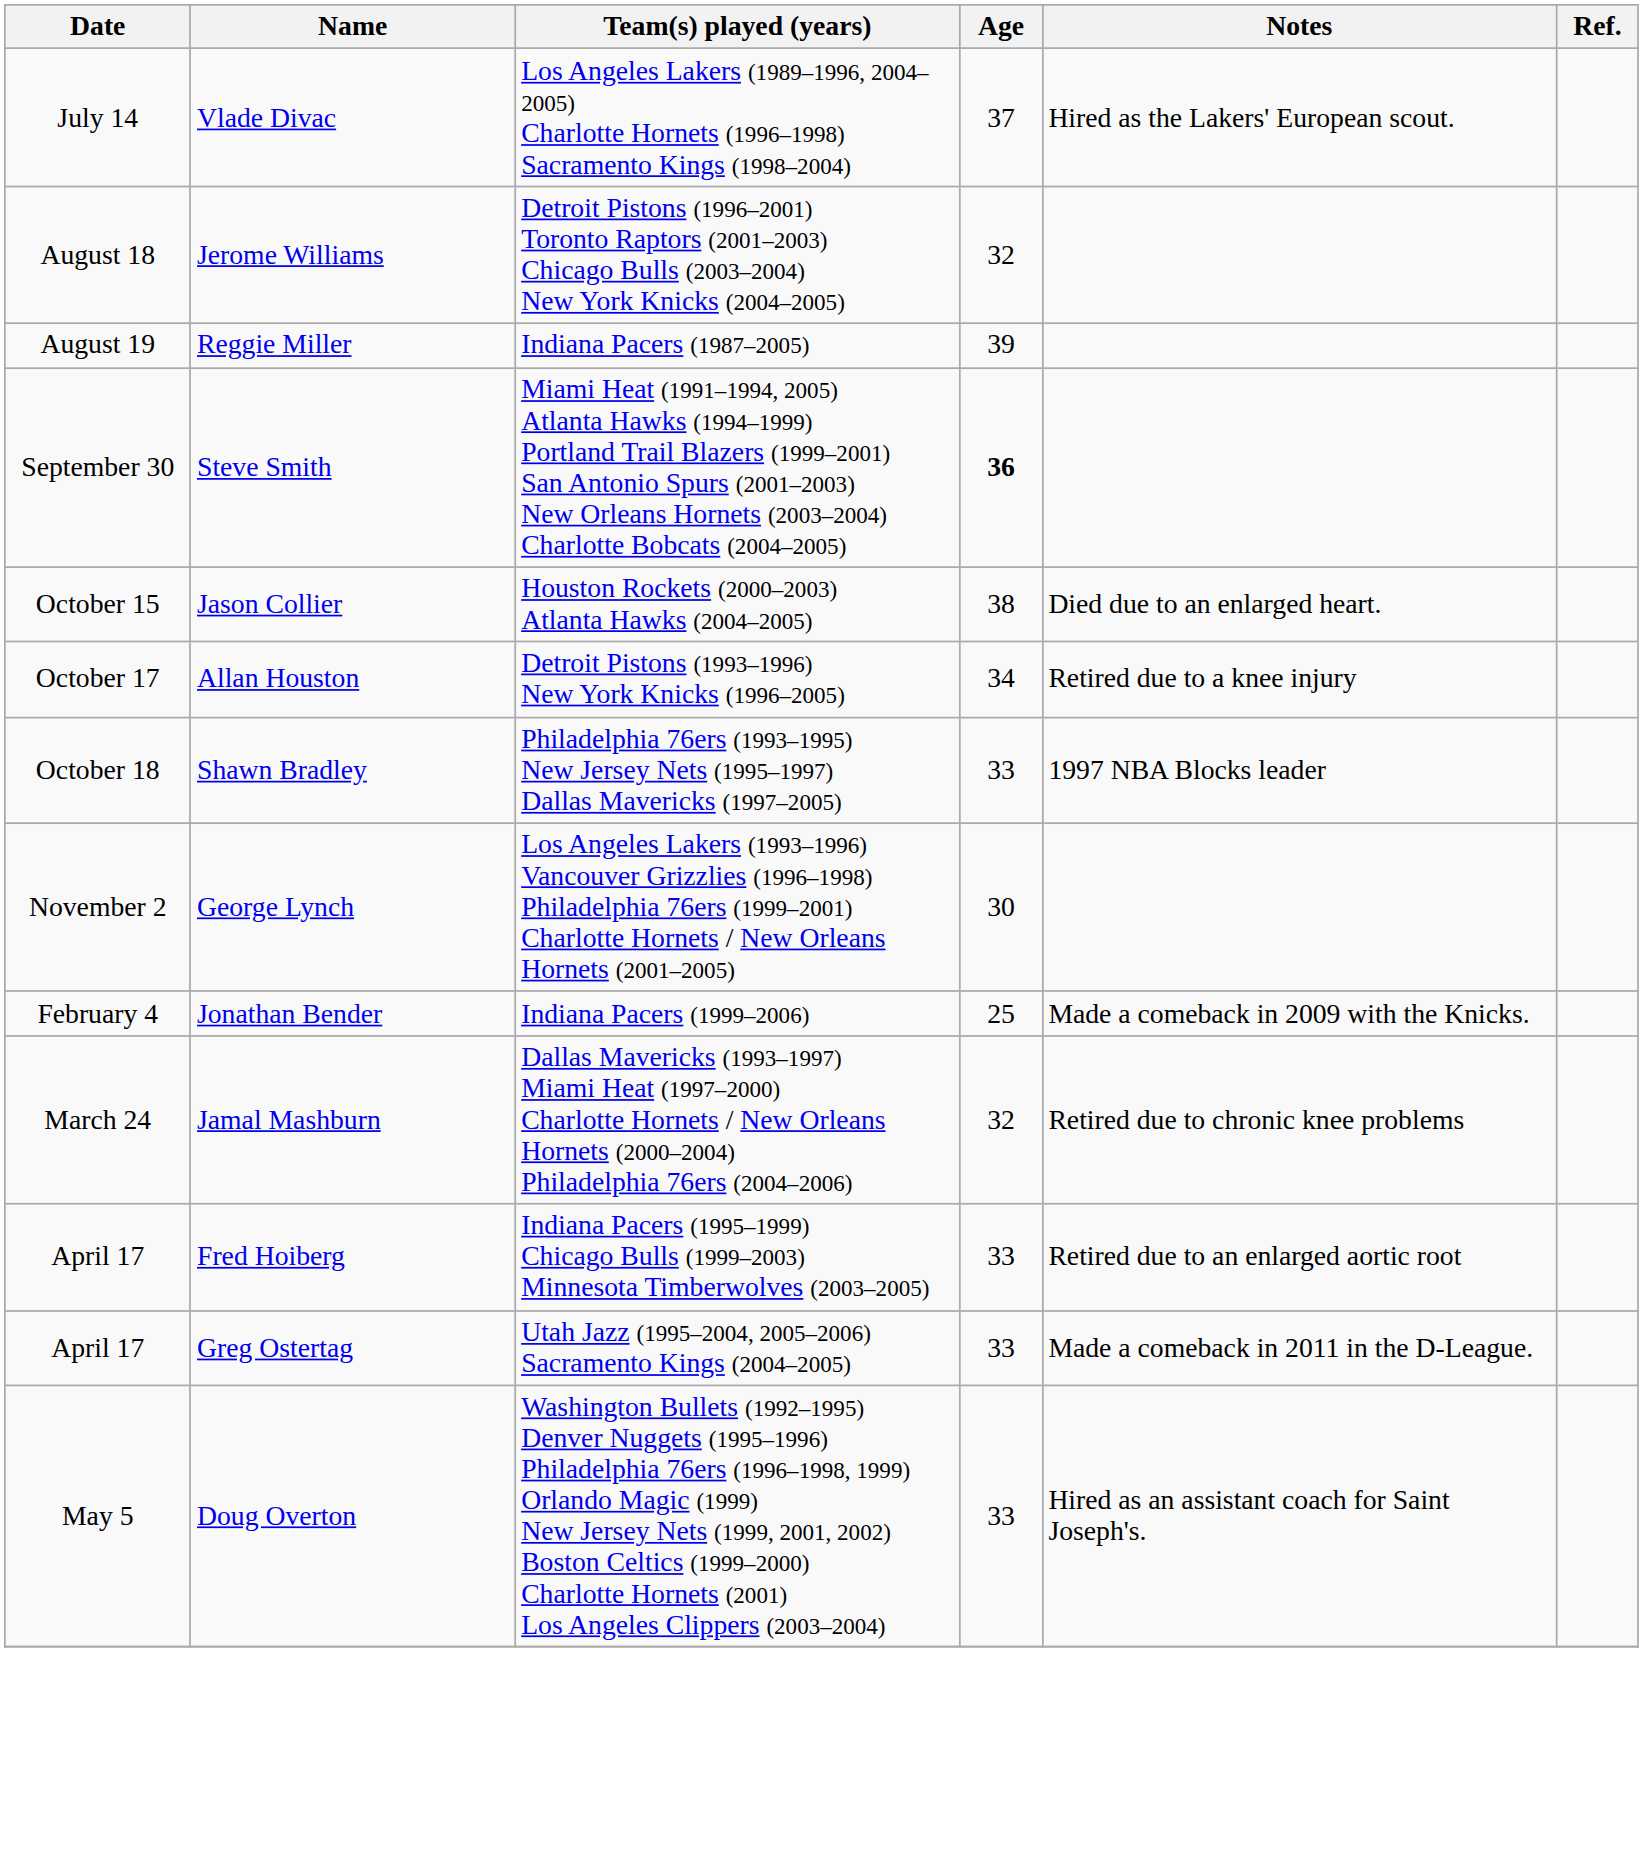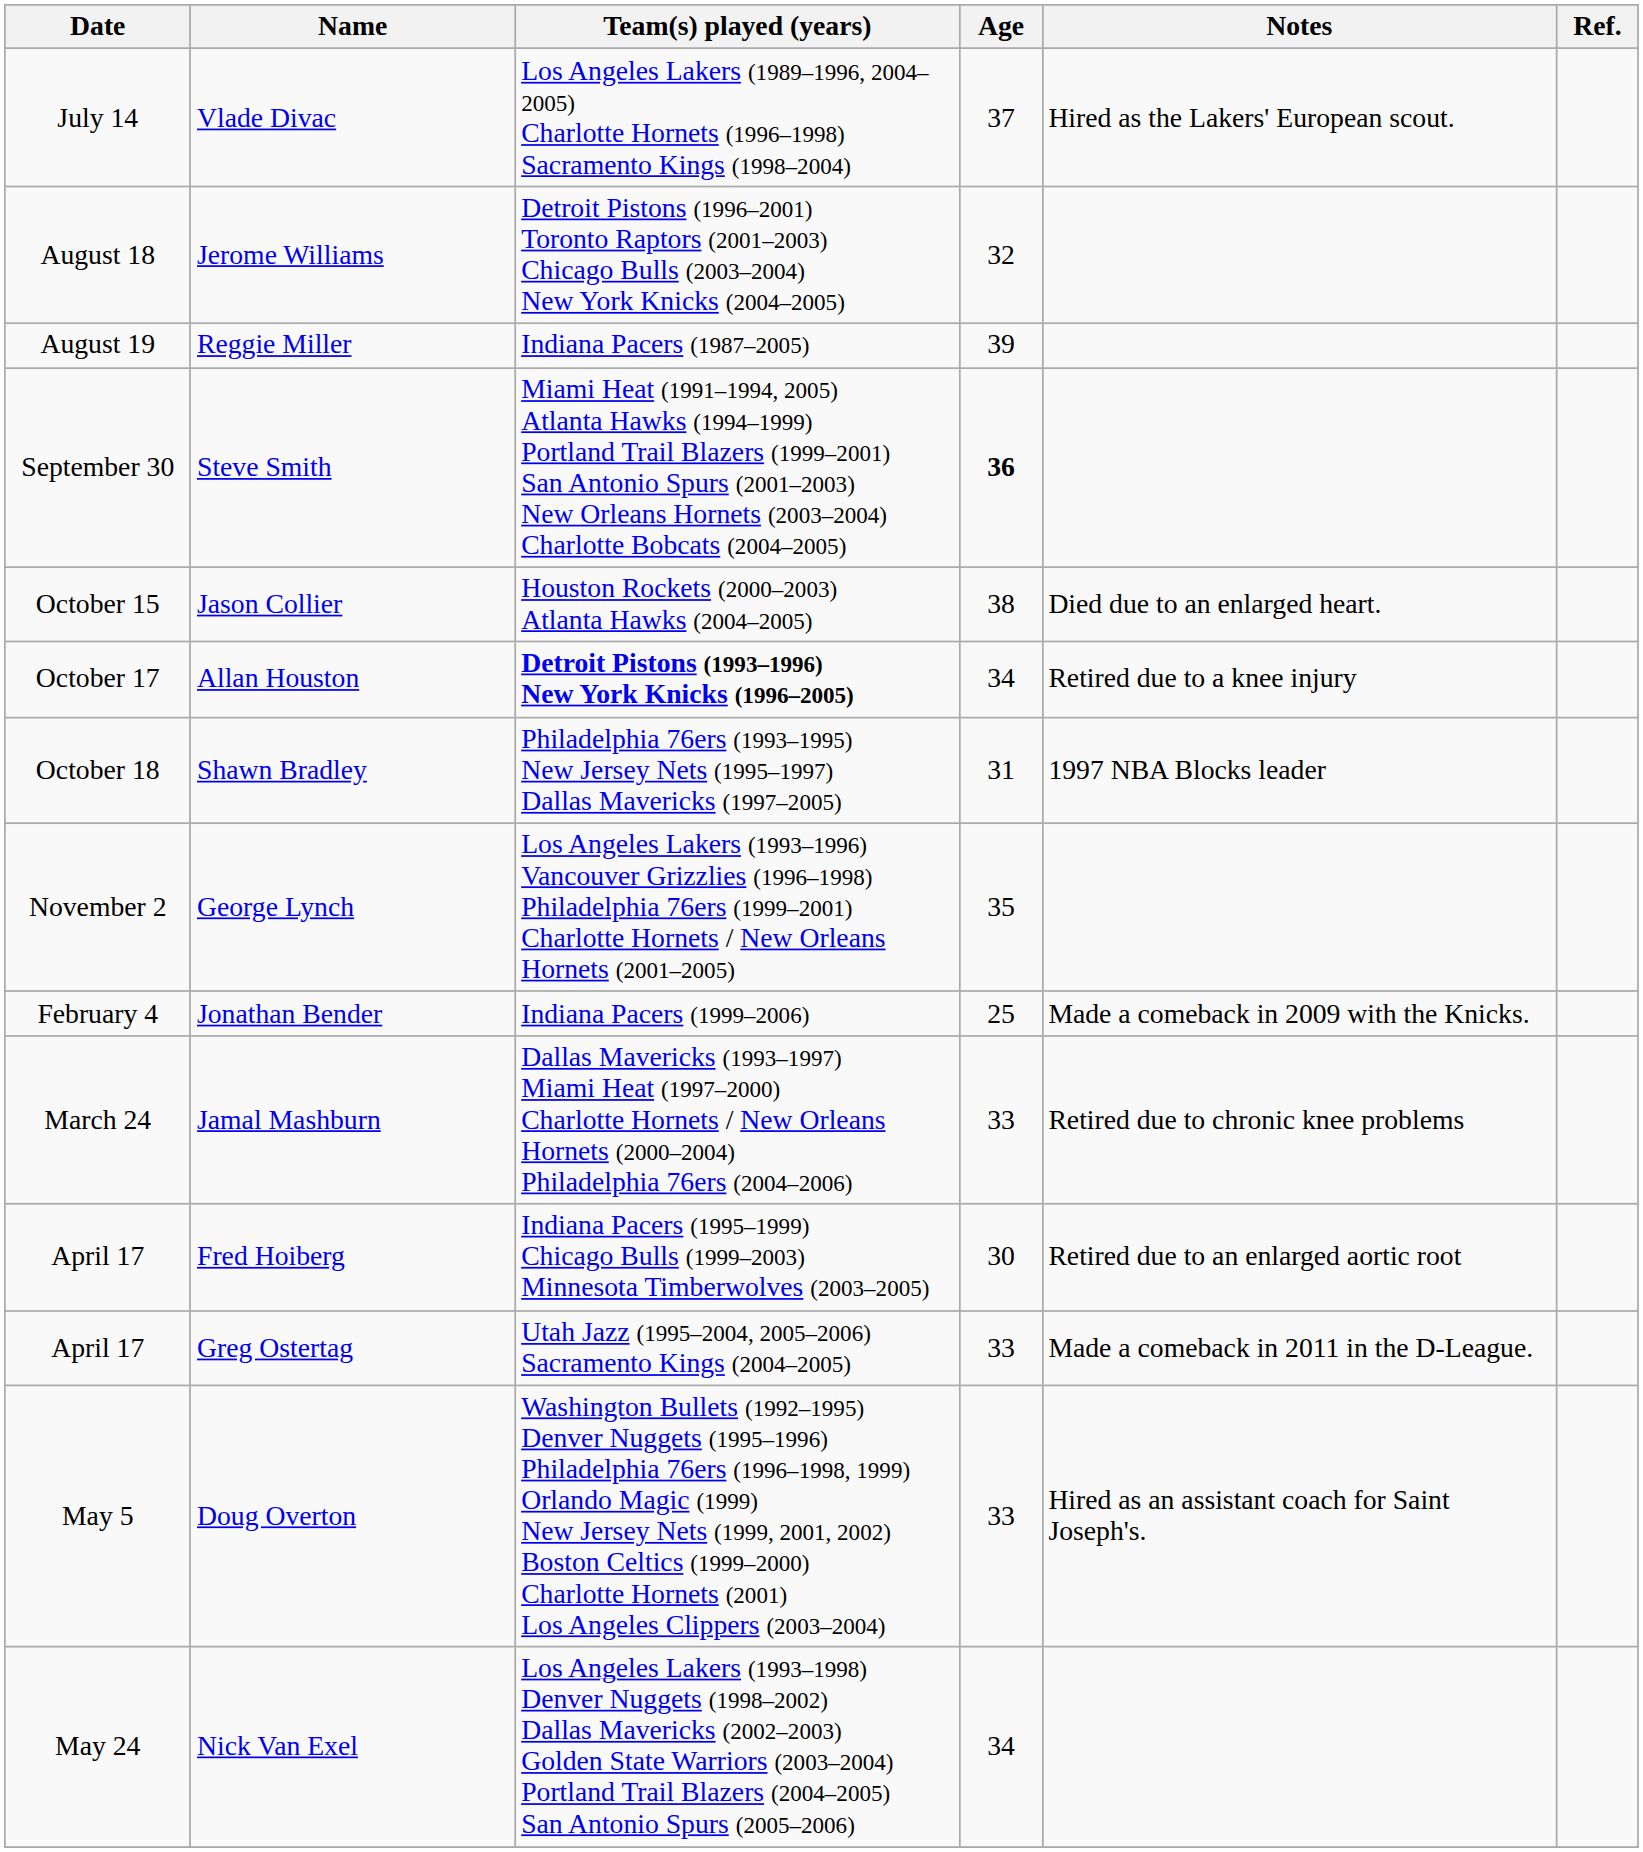(683, 679) normal -> (687, 679) bold
(1001, 769) 33 -> (1001, 769) 31
(1001, 907) 30 -> (1001, 907) 35
(1001, 1119) 32 -> (1001, 1119) 33
(1001, 1256) 33 -> (1001, 1256) 30
+ row: (277, 1746)
